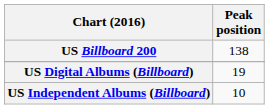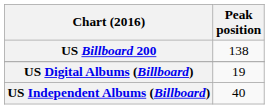(239, 93) 10 -> (239, 93) 40
